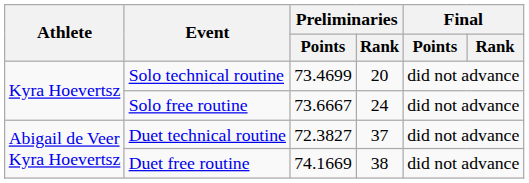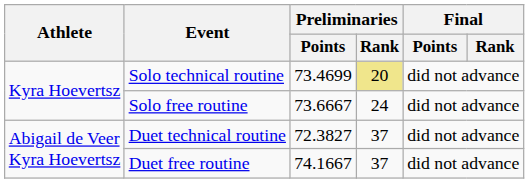(380, 76) no background -> (380, 76) khaki background
(323, 163) 74.1669 -> (323, 163) 74.1667
(380, 163) 38 -> (380, 163) 37
